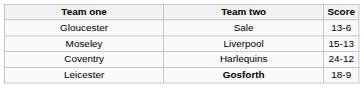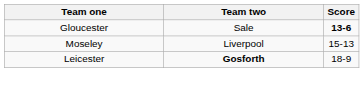(341, 28) normal -> (341, 28) bold
- row: (84, 59)
